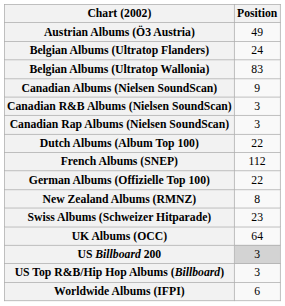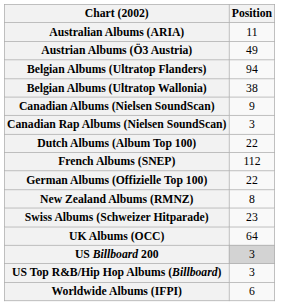+ row: (117, 32)
(257, 50) 24 -> (252, 69) 94
(257, 69) 83 -> (252, 87) 38
- row: (119, 106)
